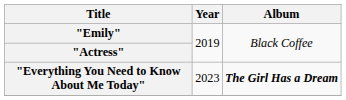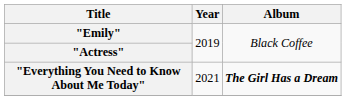(207, 78) 2023 -> (207, 78) 2021
